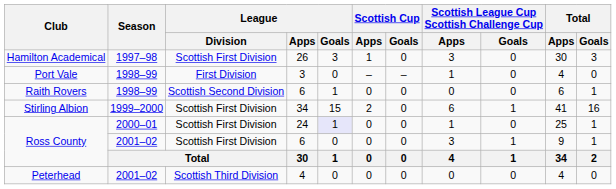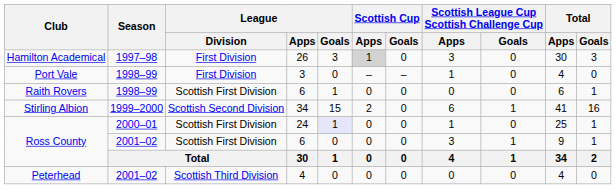(226, 58) Scottish First Division -> (226, 58) First Division
(369, 58) no background -> (369, 58) lightgrey background
(226, 91) Scottish Second Division -> (226, 91) Scottish First Division
(226, 108) Scottish First Division -> (226, 108) Scottish Second Division
